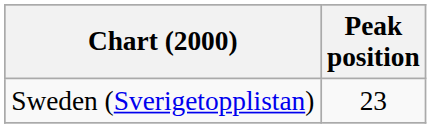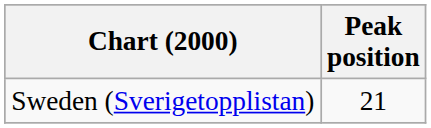(373, 100) 23 -> (373, 100) 21
